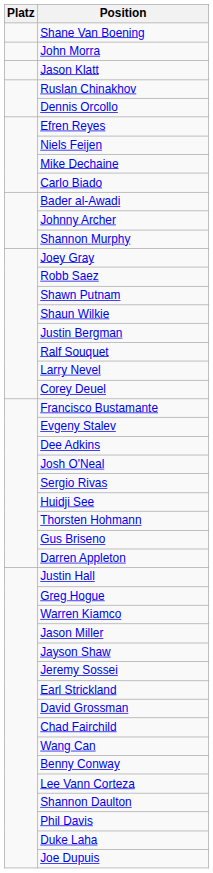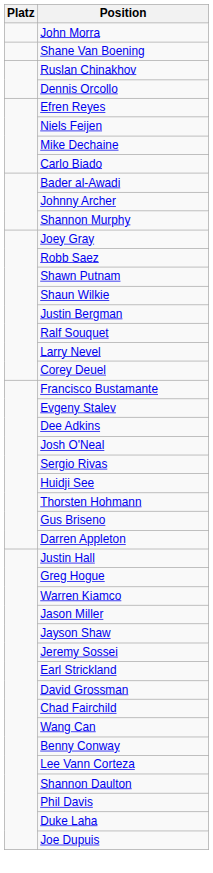rows swapped: (92, 32) <-> (70, 51)
- row: (69, 70)
